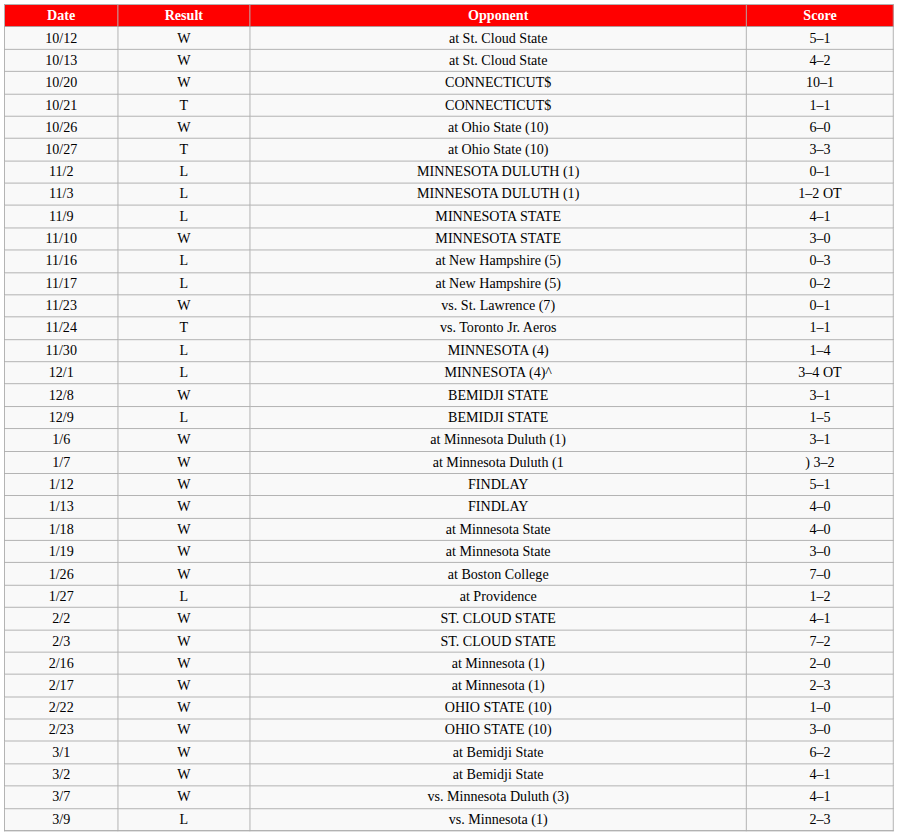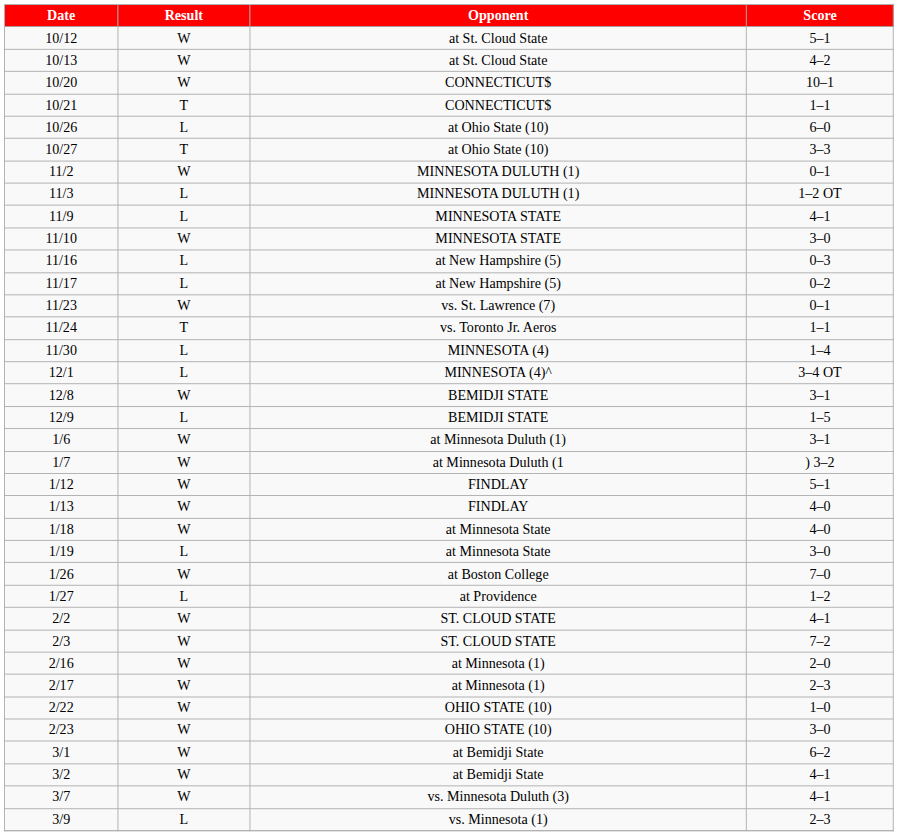(184, 127) W -> (184, 127) L
(184, 171) L -> (184, 171) W
(184, 551) W -> (184, 551) L
